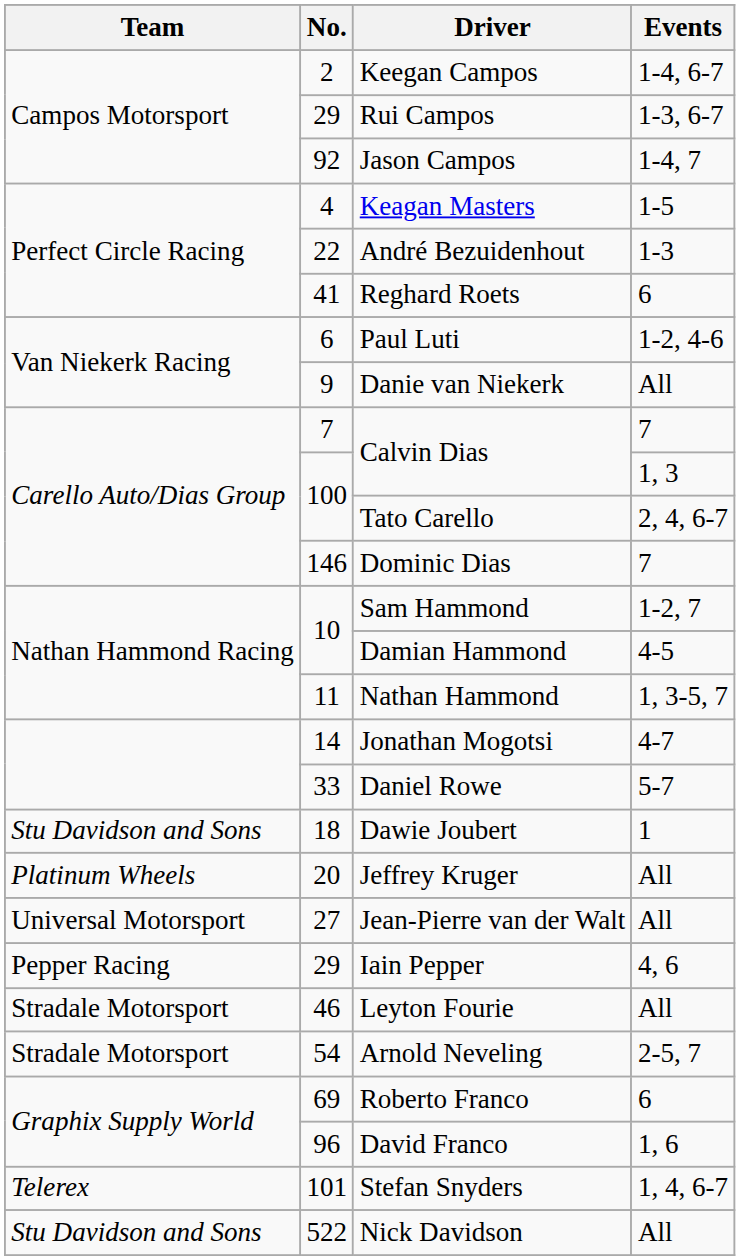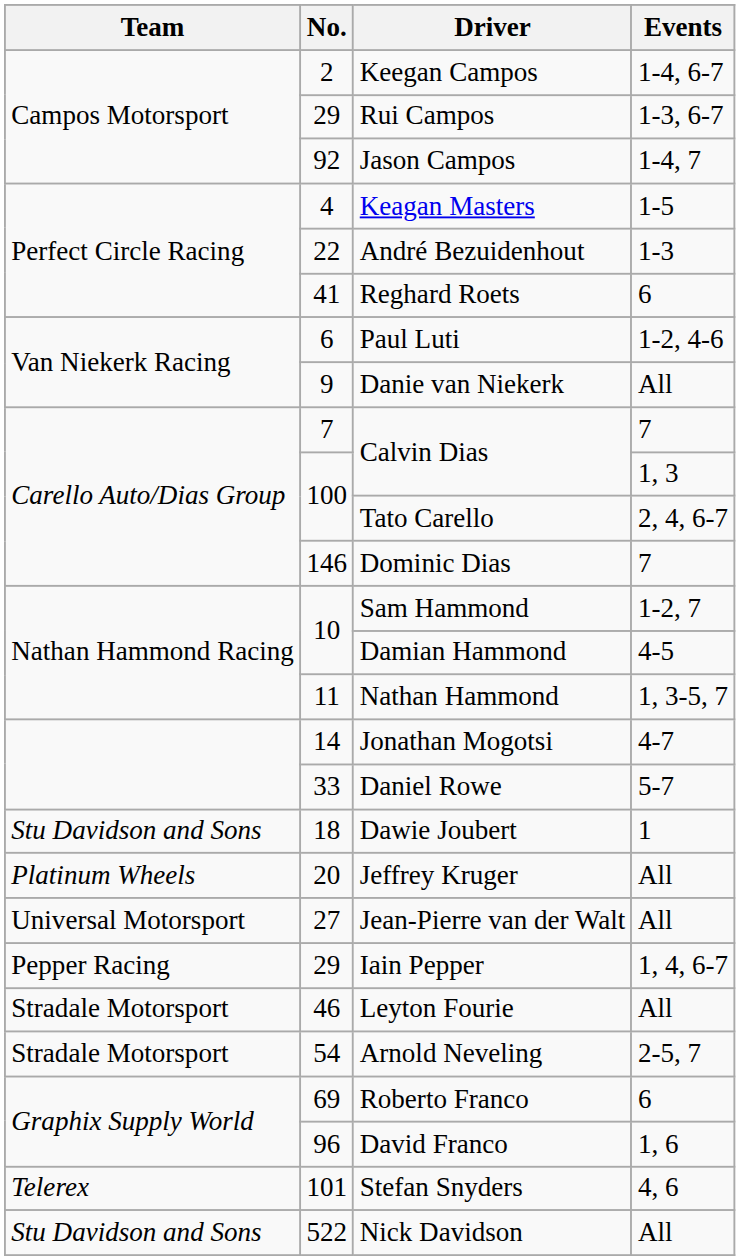(658, 964) 4, 6 -> (683, 964) 1, 4, 6-7
(683, 1188) 1, 4, 6-7 -> (658, 1188) 4, 6
